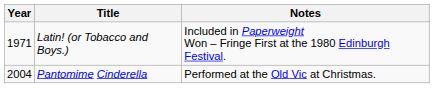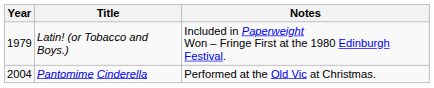(19, 43) 1971 -> (19, 43) 1979
